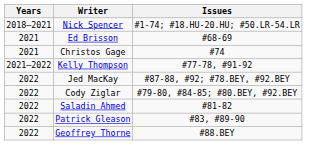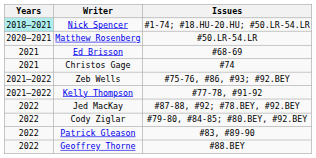(29, 25) no background -> (29, 25) paleturquoise background
+ row: (98, 38)
+ row: (98, 79)
- row: (93, 106)
